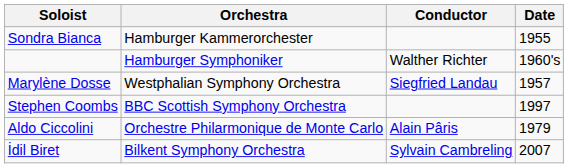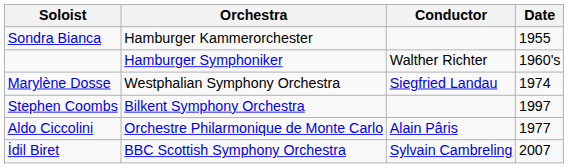(535, 83) 1957 -> (535, 83) 1974
(235, 106) BBC Scottish Symphony Orchestra -> (215, 106) Bilkent Symphony Orchestra
(535, 128) 1979 -> (535, 128) 1977
(215, 151) Bilkent Symphony Orchestra -> (235, 151) BBC Scottish Symphony Orchestra
